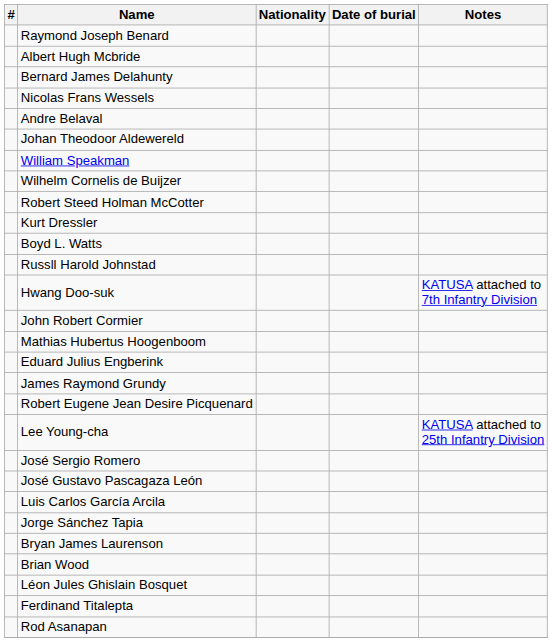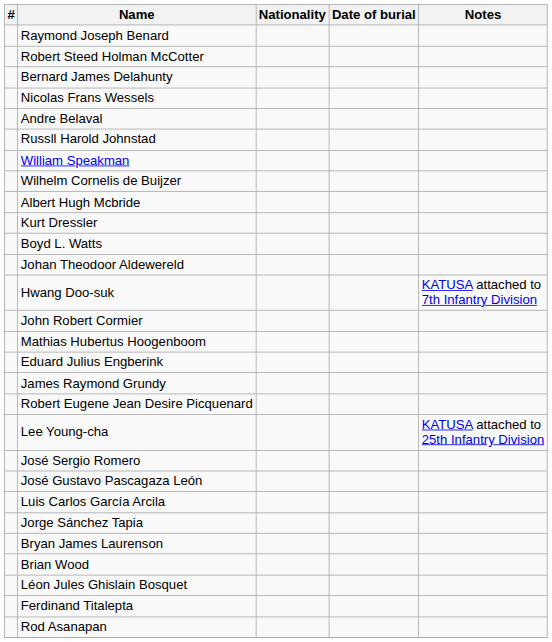rows swapped: (112, 202) <-> (81, 56)
rows swapped: (102, 139) <-> (88, 264)
